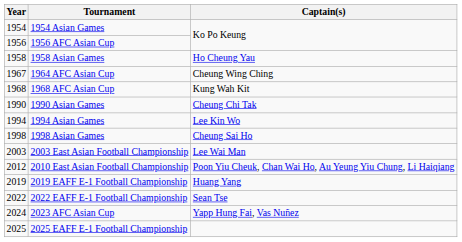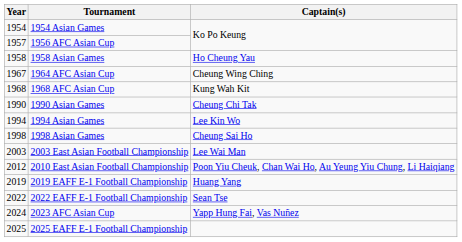(16, 43) 1956 -> (16, 43) 1957
